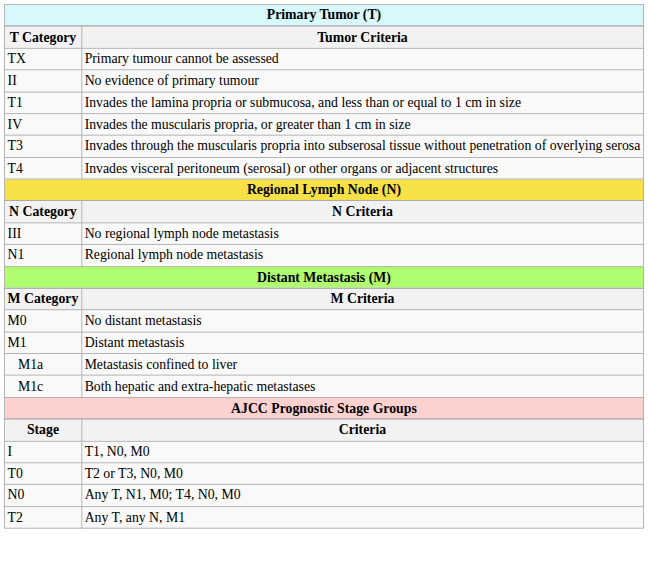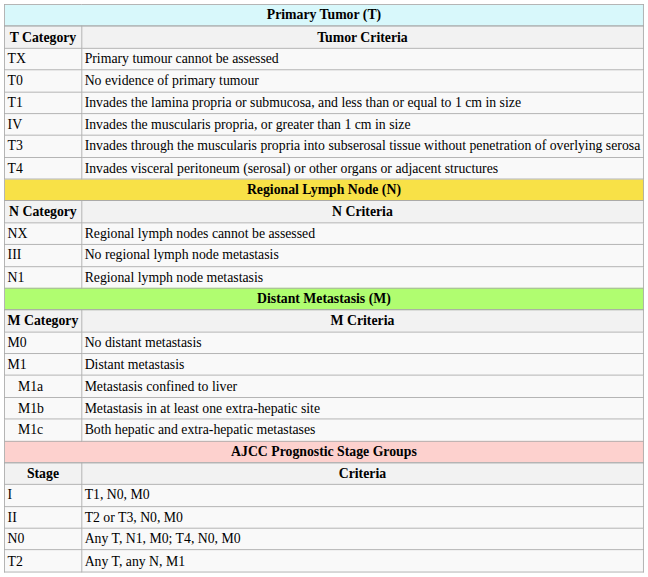(12, 80) II -> (15, 80) T0
+ row: (200, 233)
+ row: (202, 408)
(15, 473) T0 -> (12, 517) II
